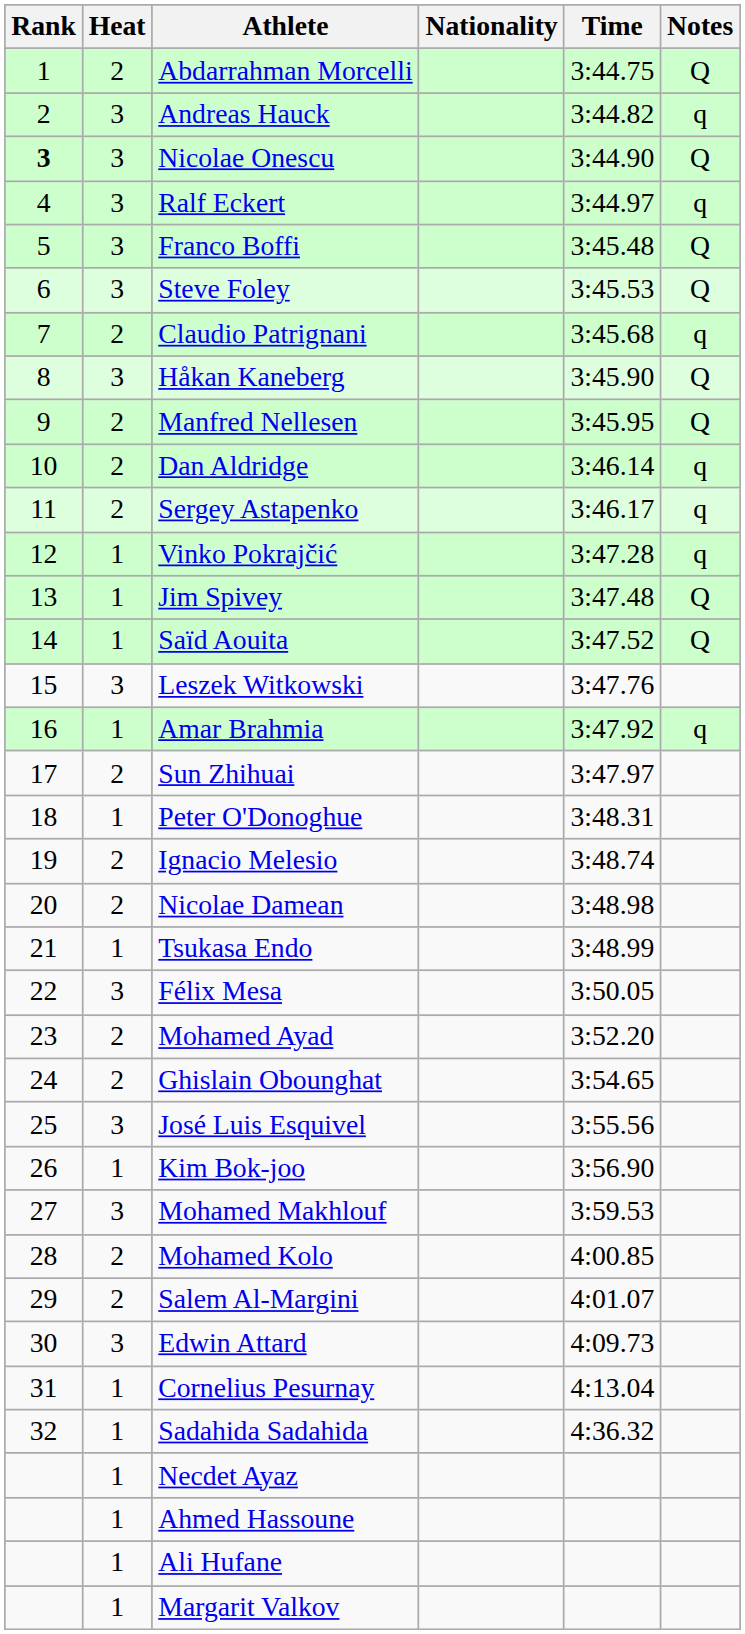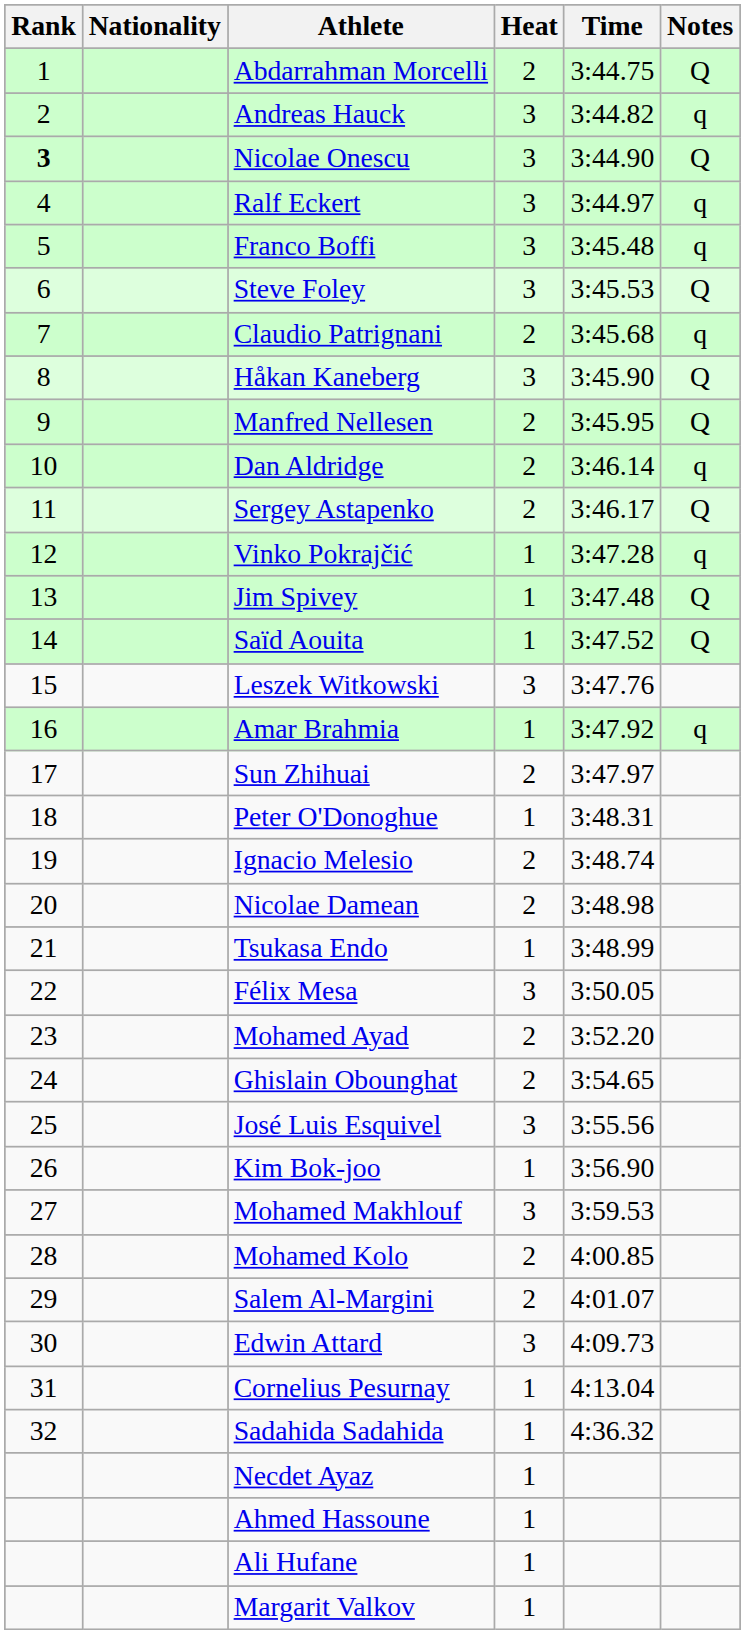columns swapped: (117, 26) <-> (492, 26)
(700, 245) Q -> (700, 245) q
(700, 509) q -> (700, 509) Q
